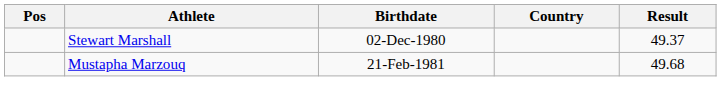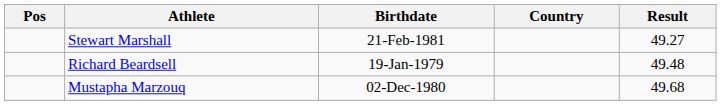(406, 40) 02-Dec-1980 -> (406, 40) 21-Feb-1981
(668, 40) 49.37 -> (668, 40) 49.27
+ row: (122, 64)
(406, 64) 21-Feb-1981 -> (406, 87) 02-Dec-1980
